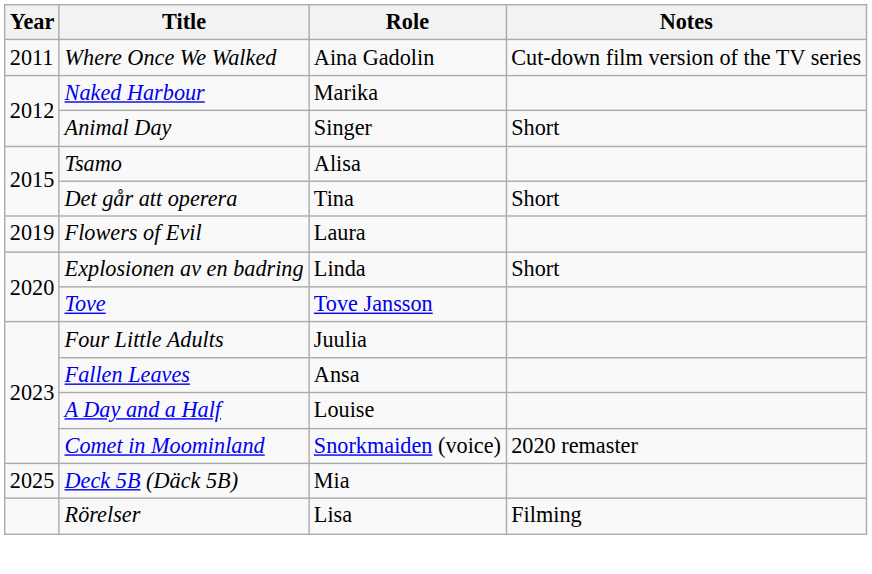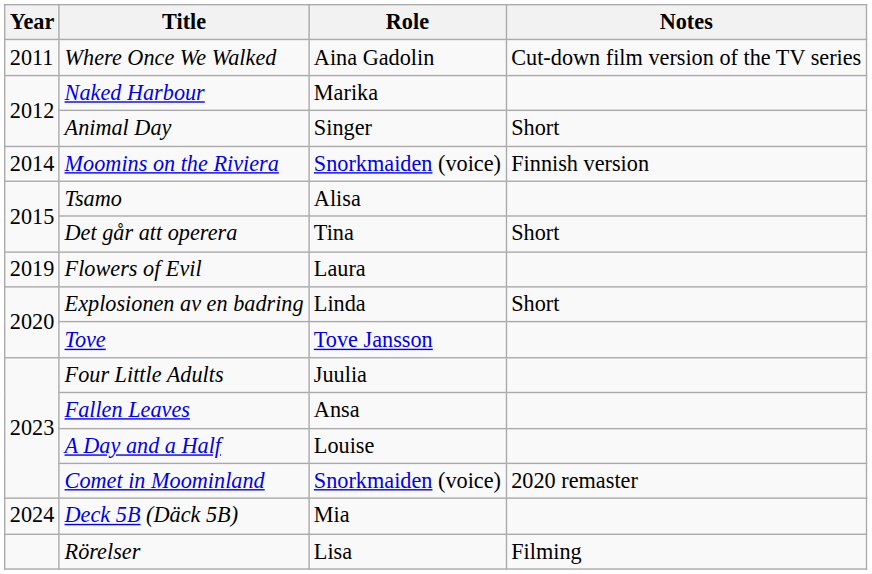+ row: (172, 163)
(32, 480) 2025 -> (32, 515) 2024
